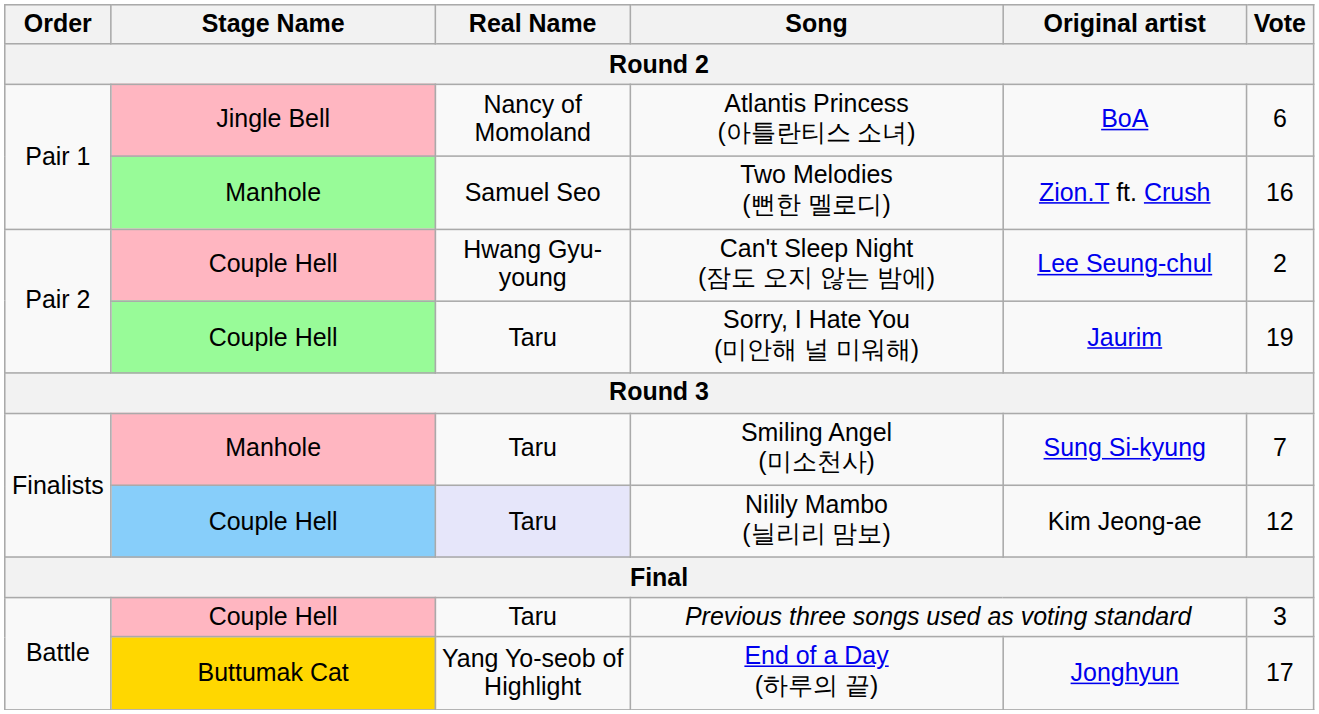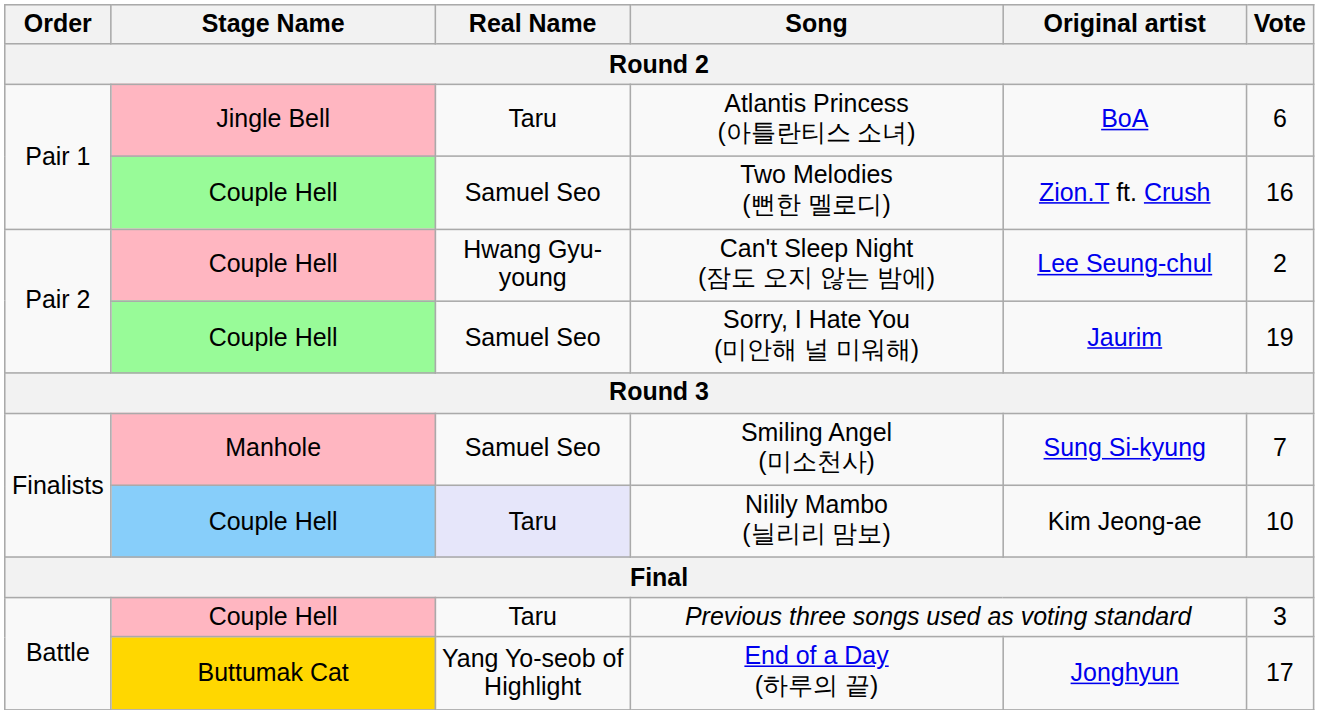(533, 119) Nancy of Momoland -> (533, 119) Taru
(273, 192) Manhole -> (273, 192) Couple Hell
(533, 336) Taru -> (533, 336) Samuel Seo
(533, 448) Taru -> (533, 448) Samuel Seo
(1280, 521) 12 -> (1280, 521) 10
